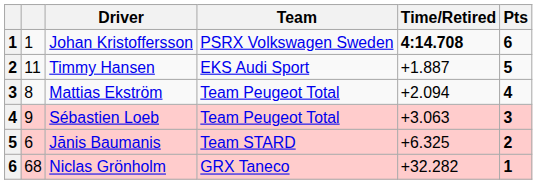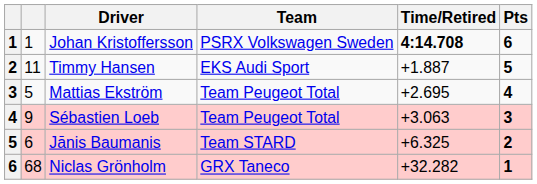(29, 92) 8 -> (29, 92) 5
(425, 92) +2.094 -> (425, 92) +2.695
